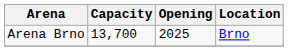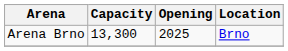(114, 36) 13,700 -> (114, 36) 13,300
